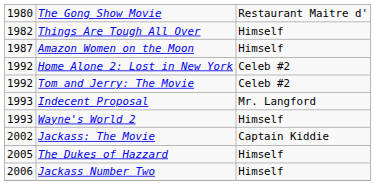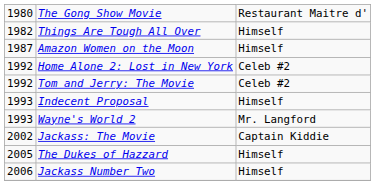(277, 101) Mr. Langford -> (261, 101) Himself
(261, 119) Himself -> (277, 119) Mr. Langford
